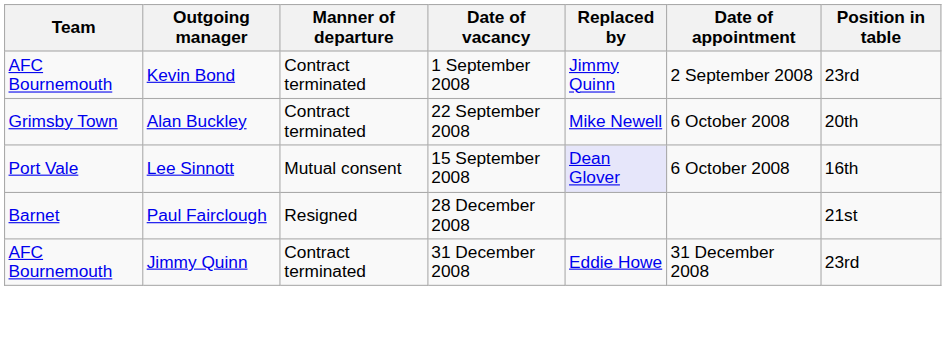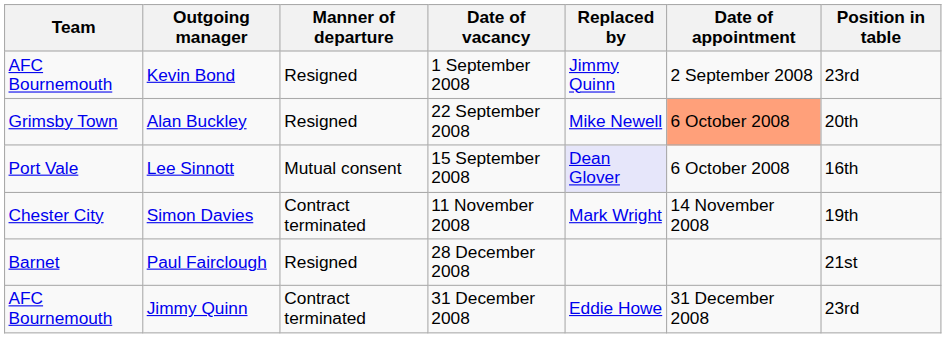(325, 74) Contract terminated -> (321, 74) Resigned
(325, 121) Contract terminated -> (321, 121) Resigned
(730, 121) no background -> (730, 121) lightsalmon background
+ row: (200, 215)
